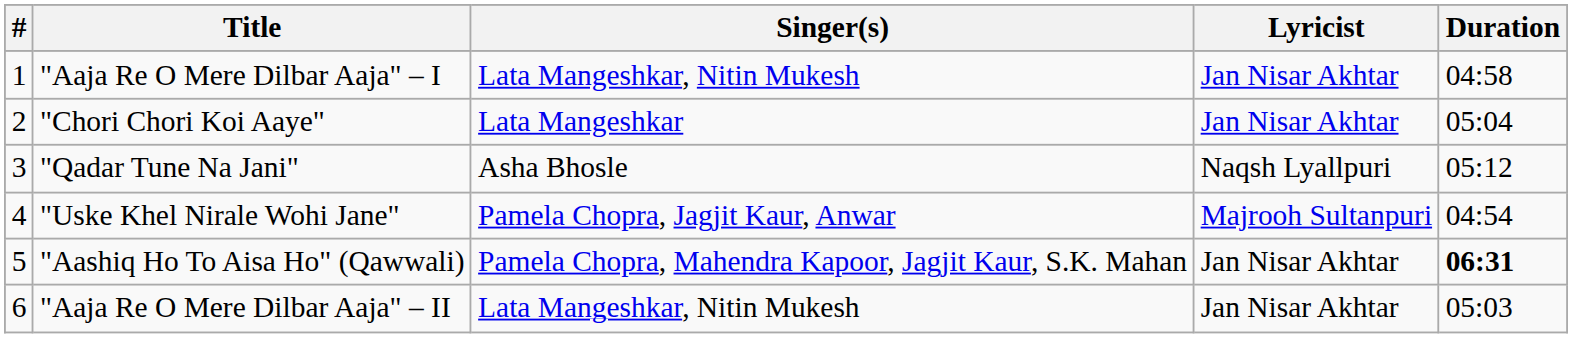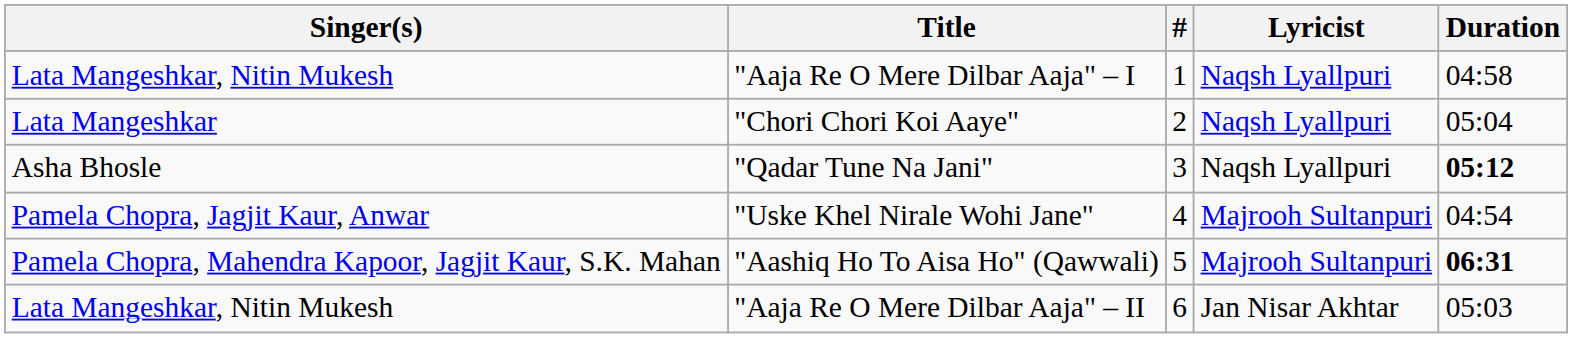columns swapped: (19, 27) <-> (833, 27)
(1300, 74) Jan Nisar Akhtar -> (1296, 74) Naqsh Lyallpuri
(1300, 121) Jan Nisar Akhtar -> (1296, 121) Naqsh Lyallpuri
(1479, 167) normal -> (1480, 167) bold
(1300, 261) Jan Nisar Akhtar -> (1316, 261) Majrooh Sultanpuri
